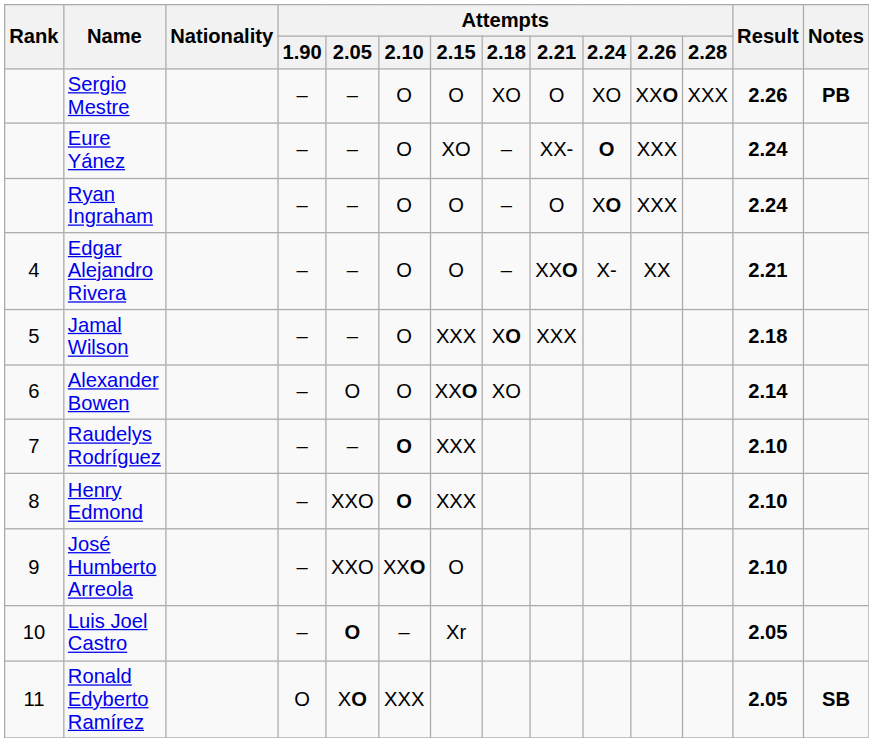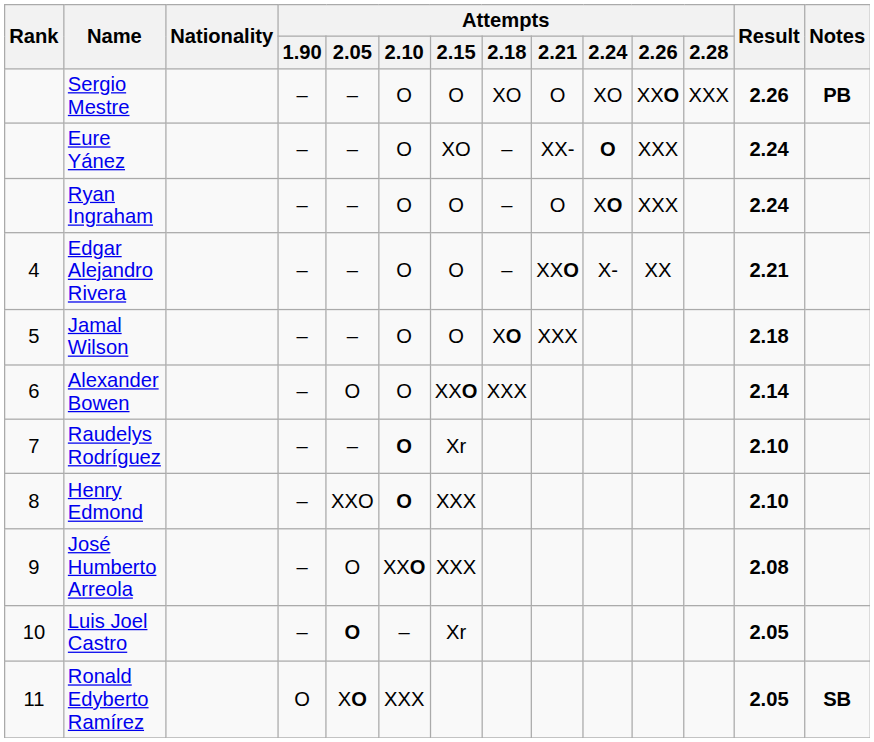(456, 337) XXX -> (456, 337) O
(506, 391) XO -> (507, 391) XXX
(456, 446) XXX -> (456, 446) Xr
(352, 567) XXO -> (352, 567) O
(456, 567) O -> (456, 567) XXX
(768, 567) 2.10 -> (769, 567) 2.08
